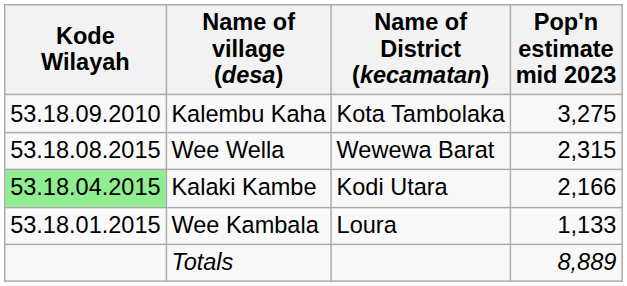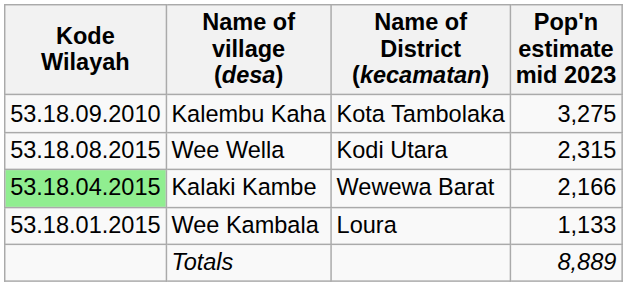(415, 150) Wewewa Barat -> (392, 150) Kodi Utara
(392, 187) Kodi Utara -> (415, 187) Wewewa Barat
